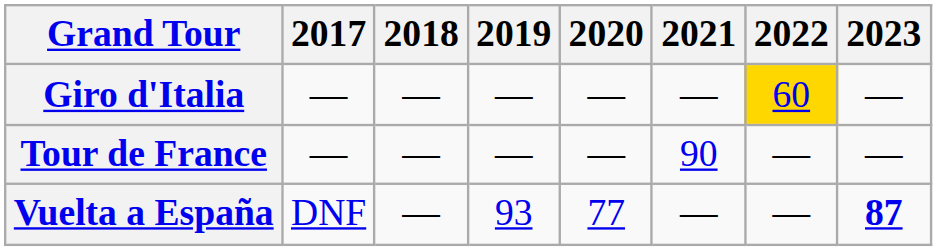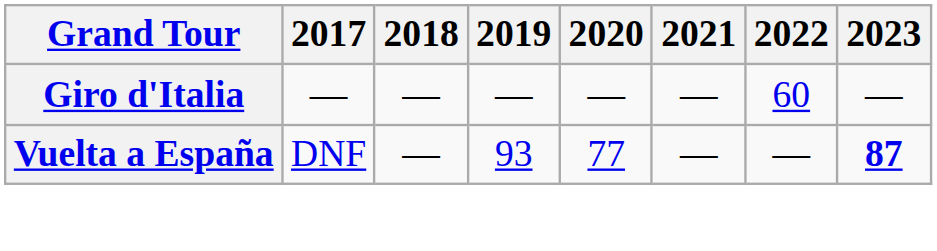(791, 93) gold background -> (791, 93) no background
- row: (144, 153)
